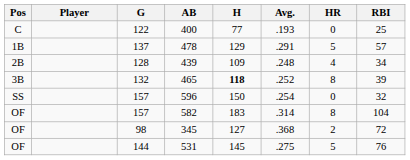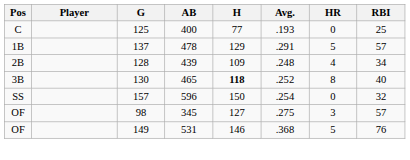(141, 29) 122 -> (141, 29) 125
(141, 79) 132 -> (141, 79) 130
(381, 79) 39 -> (381, 79) 40
- row: (189, 113)
(285, 130) .368 -> (285, 113) .275
(333, 130) 2 -> (333, 113) 3
(381, 130) 72 -> (381, 113) 57
(141, 146) 144 -> (141, 130) 149
(237, 146) 145 -> (237, 130) 146
(285, 146) .275 -> (285, 130) .368
